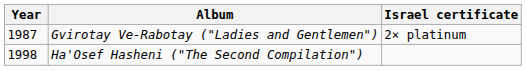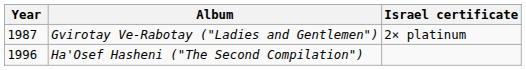(22, 55) 1998 -> (22, 55) 1996
